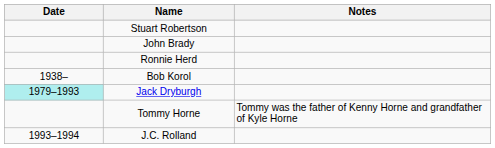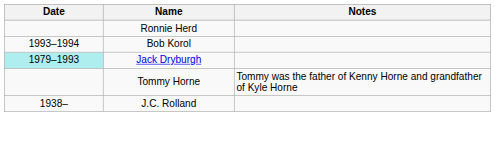- row: (169, 28)
- row: (169, 44)
(54, 76) 1938– -> (54, 44) 1993–1994
(54, 135) 1993–1994 -> (54, 103) 1938–
